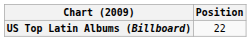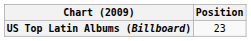(220, 29) 22 -> (220, 29) 23
